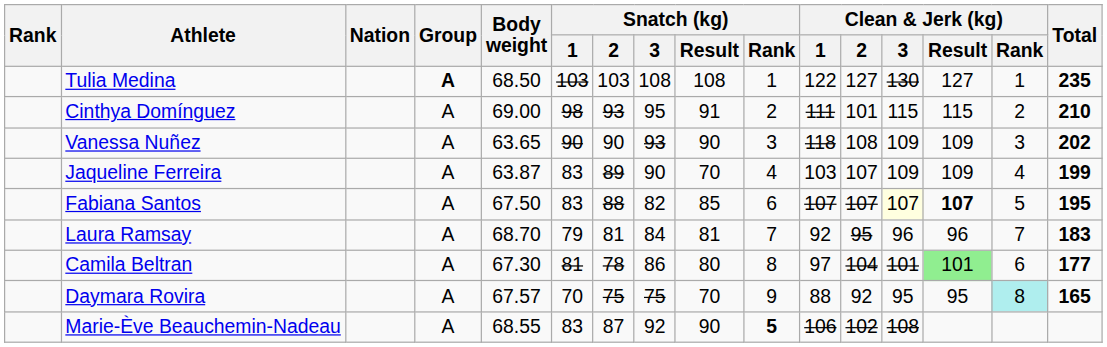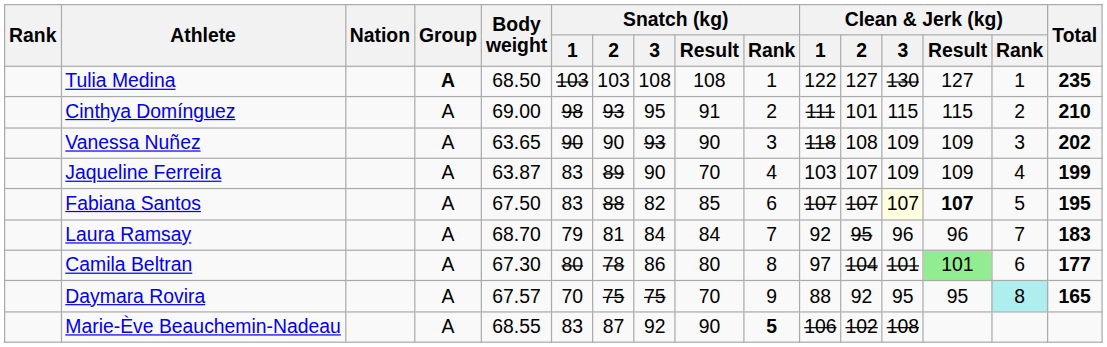(709, 234) 81 -> (709, 234) 84
(572, 265) 81 -> (572, 265) 80
